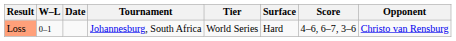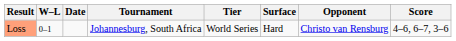columns swapped: (405, 12) <-> (328, 12)
